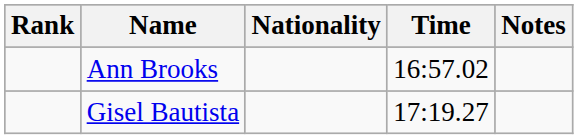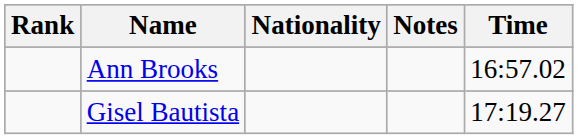columns swapped: (441, 25) <-> (533, 25)
